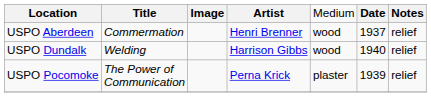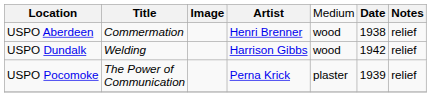(373, 32) 1937 -> (373, 32) 1938
(373, 50) 1940 -> (373, 50) 1942
